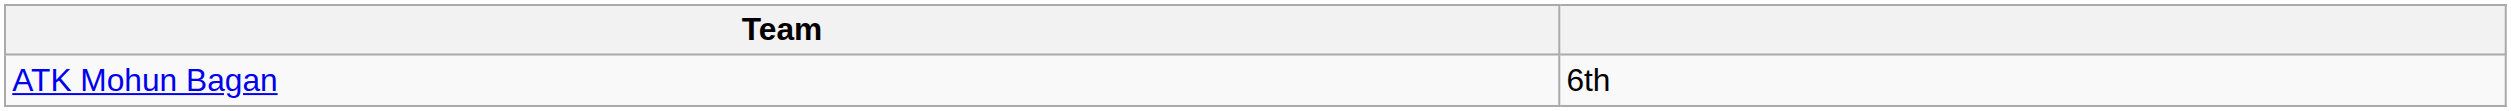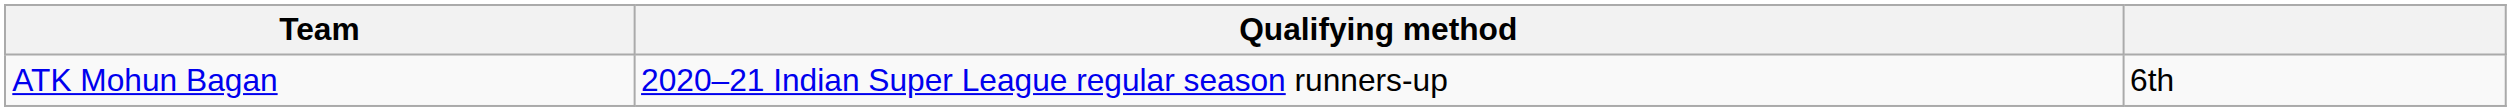+ column: (1378, 29)
